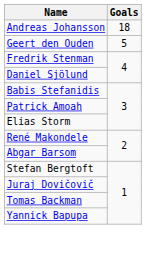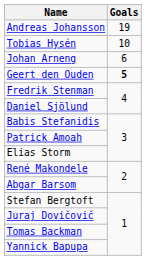(124, 28) 18 -> (124, 28) 19
+ row: (41, 44)
+ row: (41, 59)
(124, 44) normal -> (124, 75) bold
